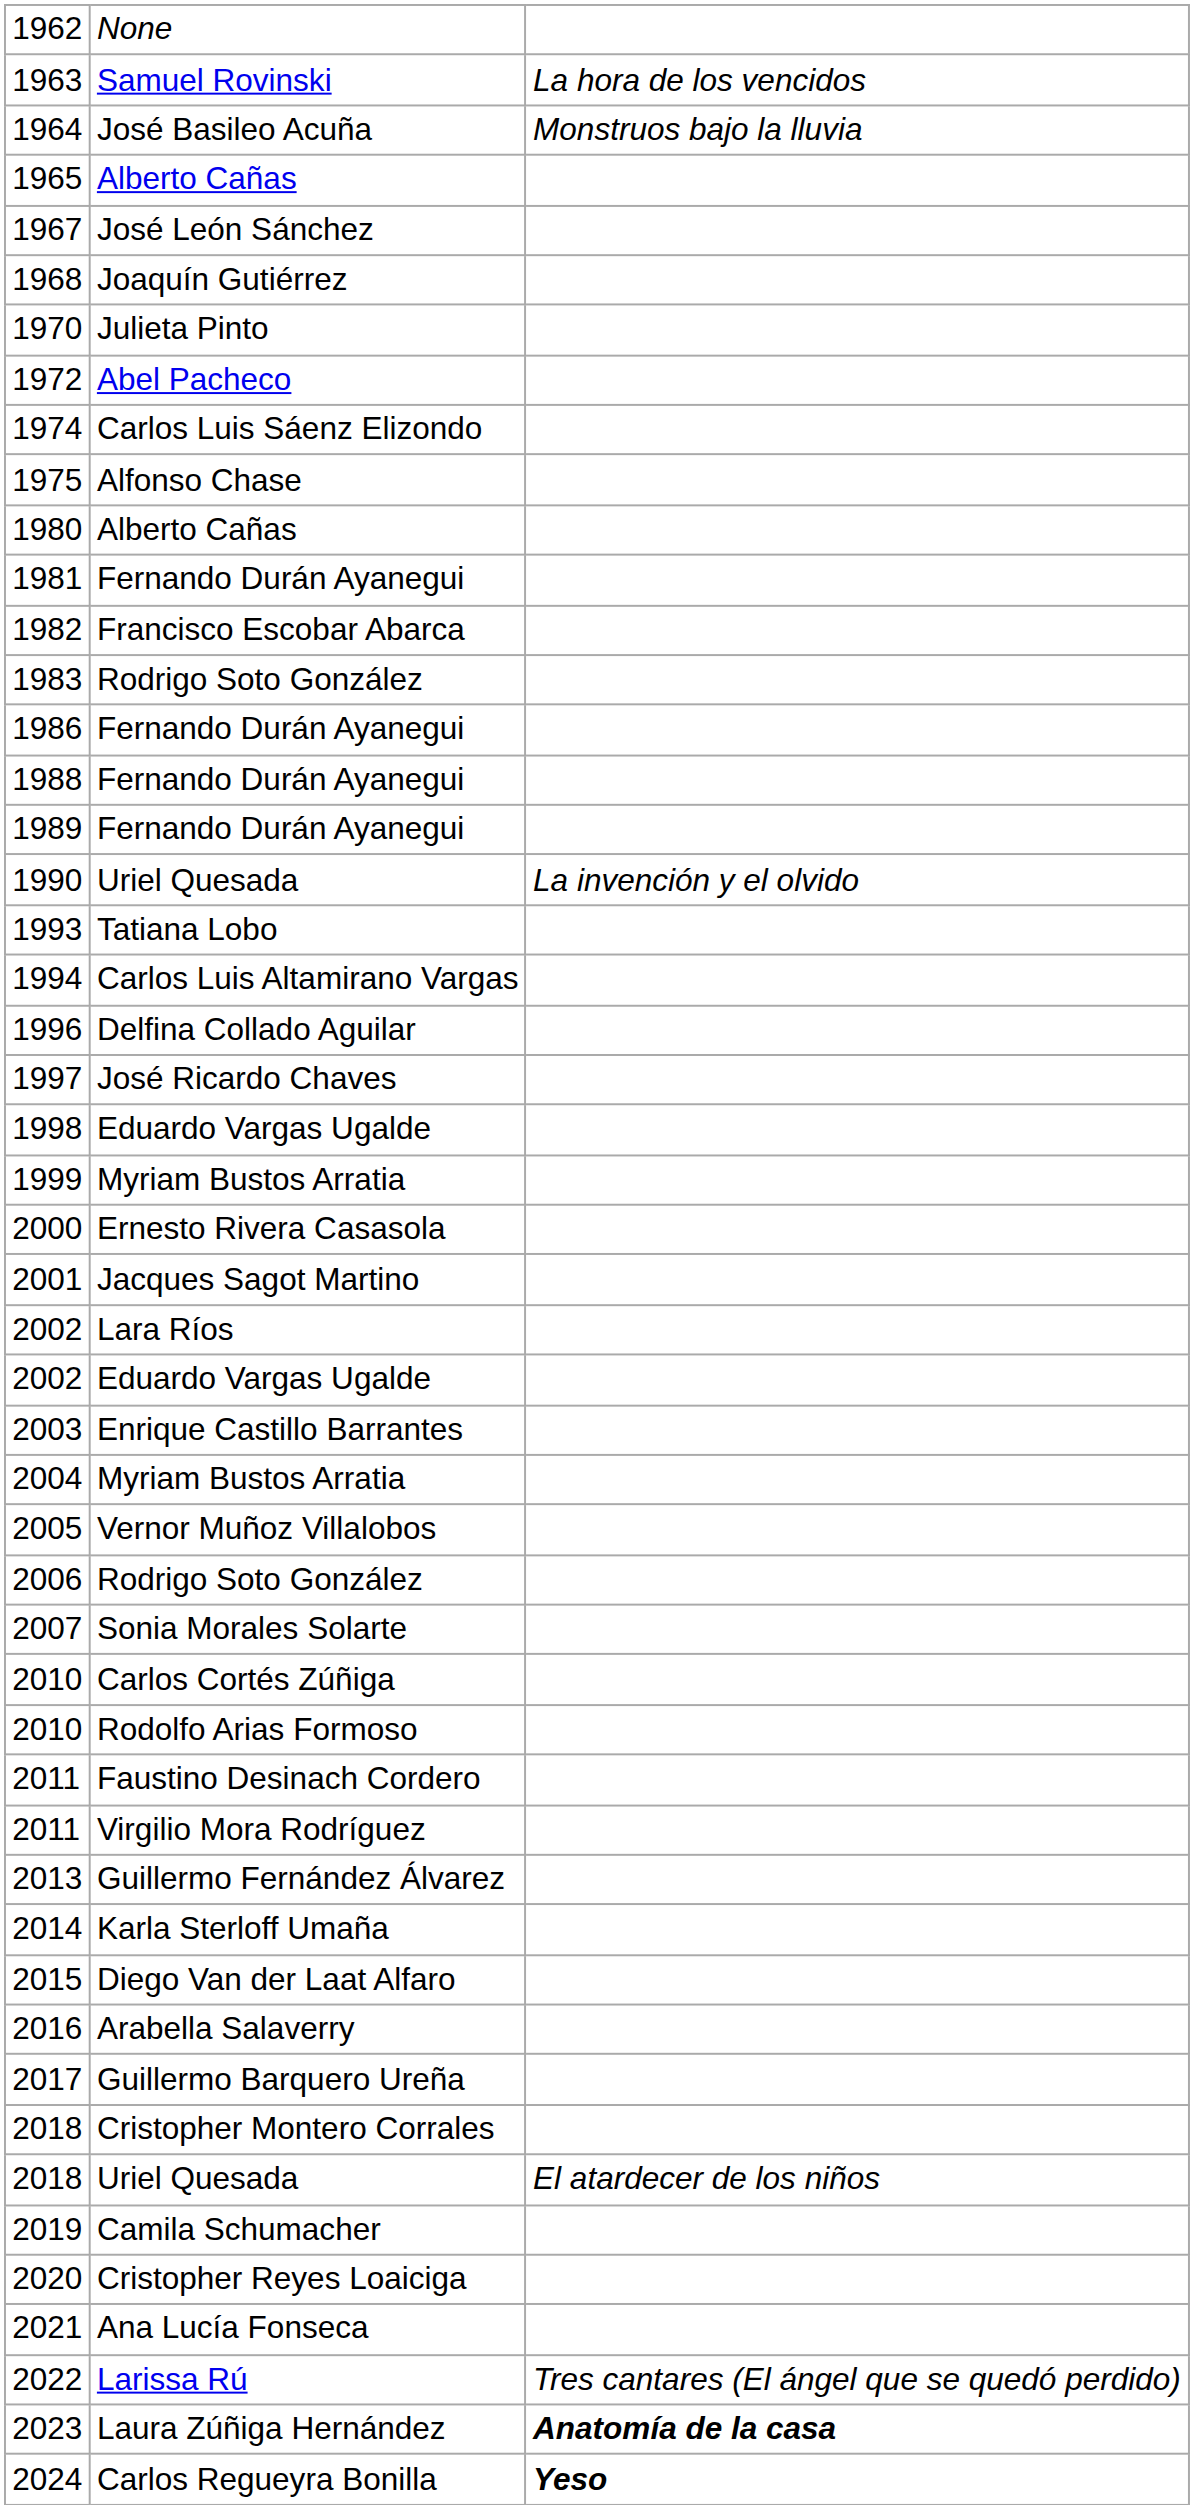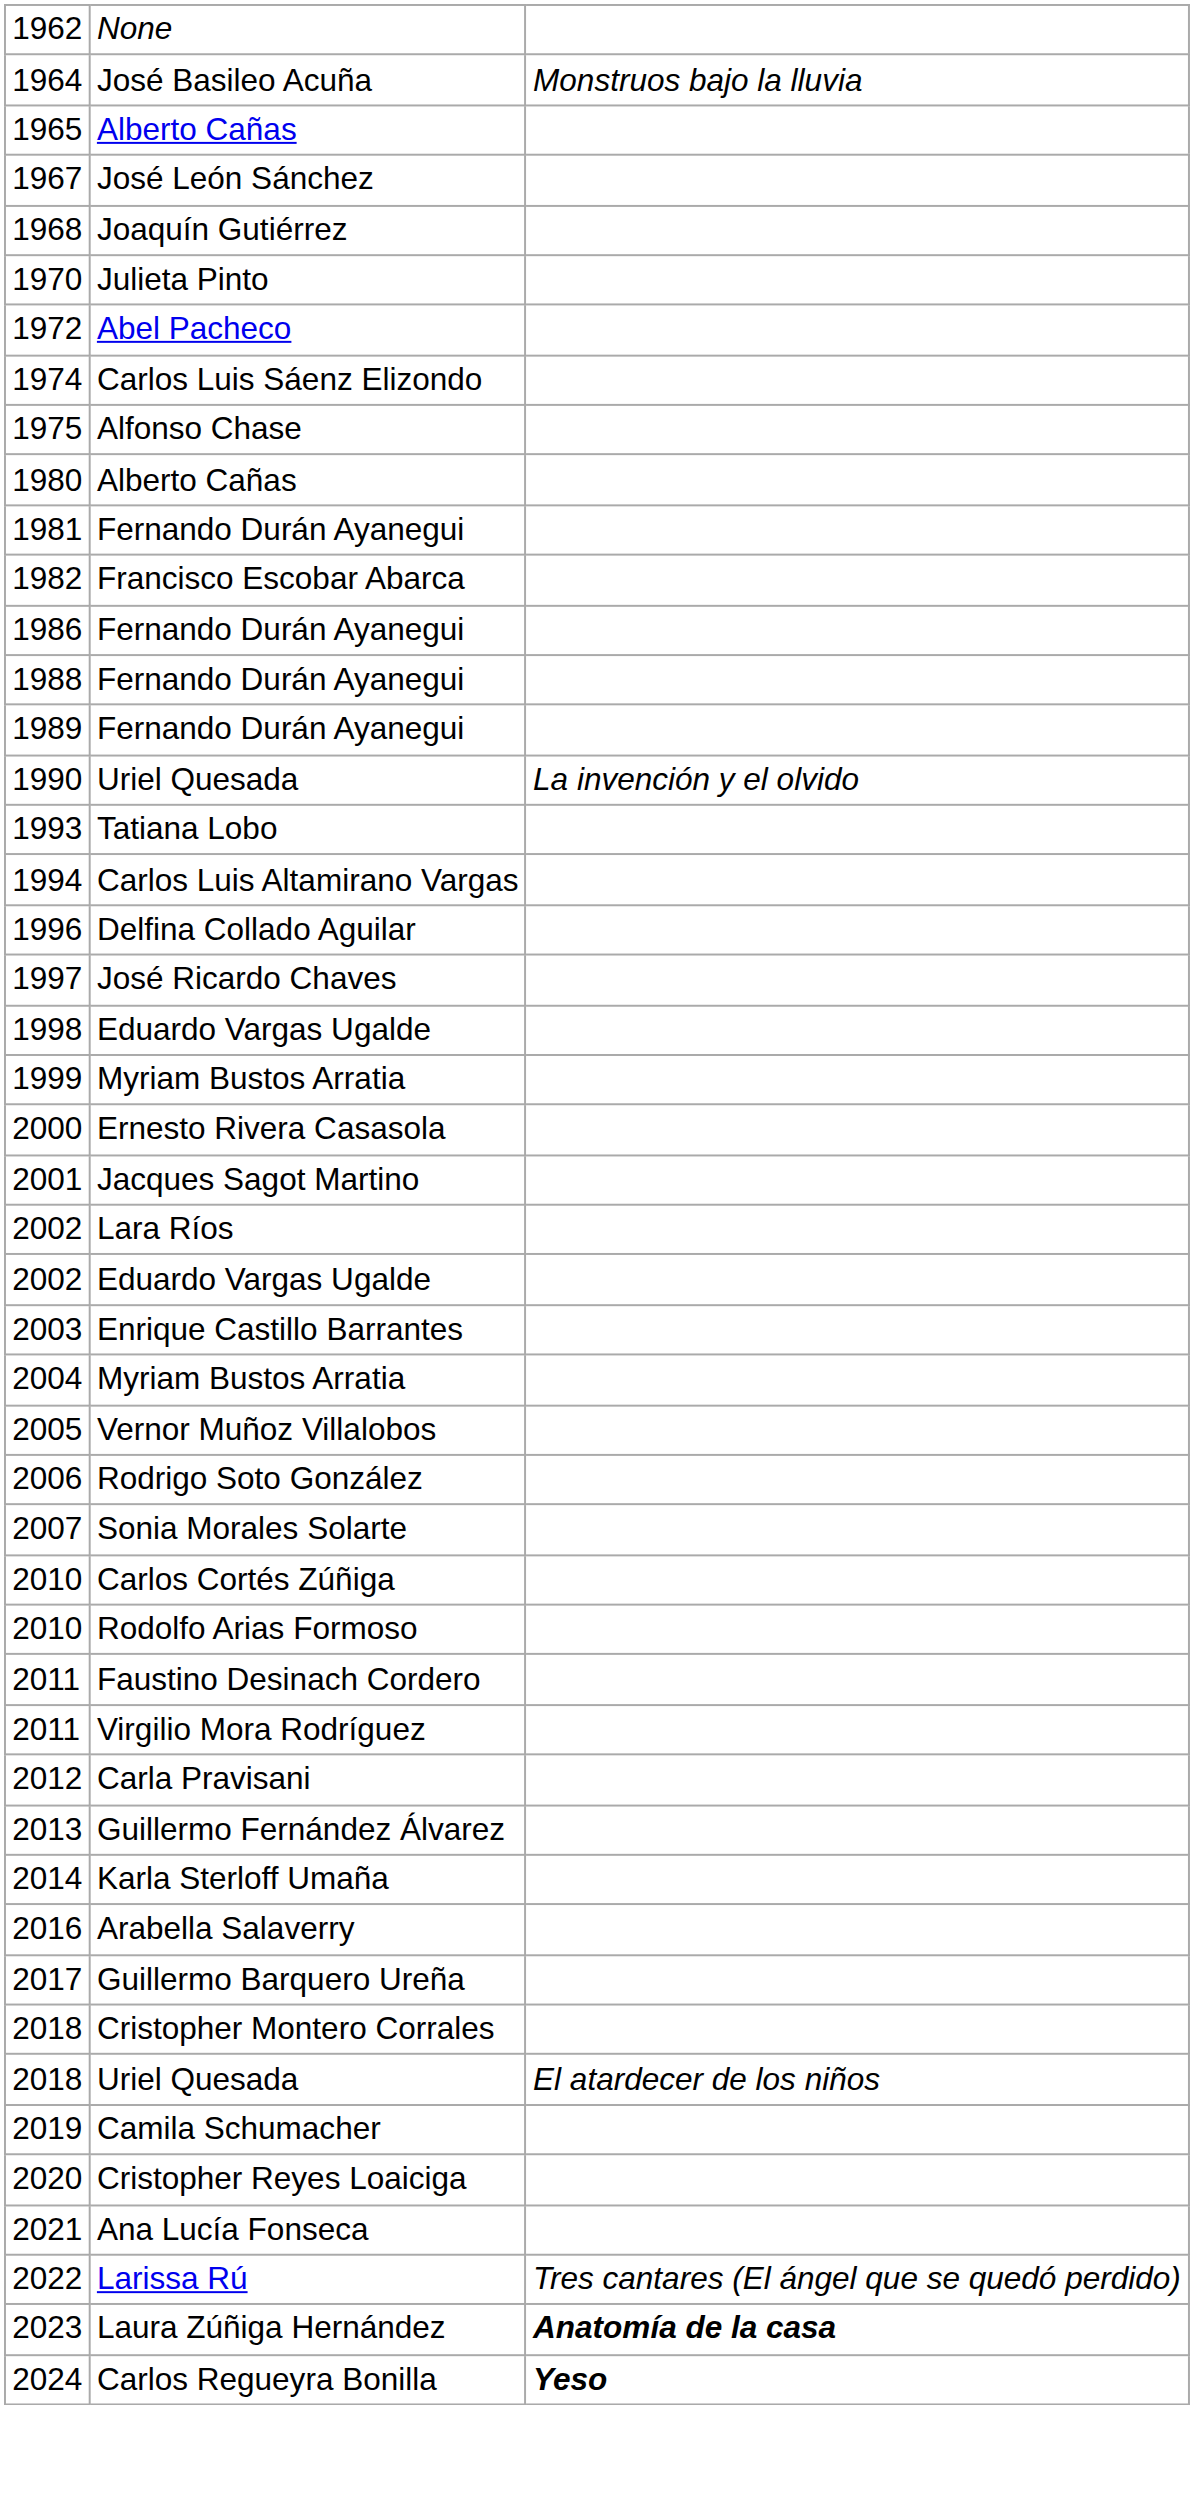- row: (47, 79)
- row: (47, 679)
+ row: (47, 1779)
- row: (47, 1979)
